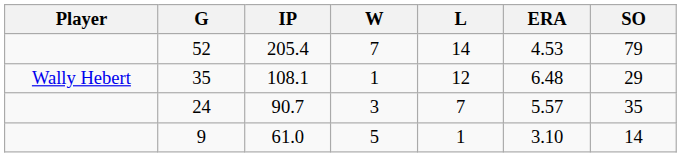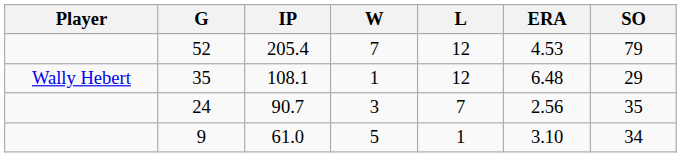(461, 48) 14 -> (461, 48) 12
(547, 107) 5.57 -> (547, 107) 2.56
(634, 136) 14 -> (634, 136) 34
